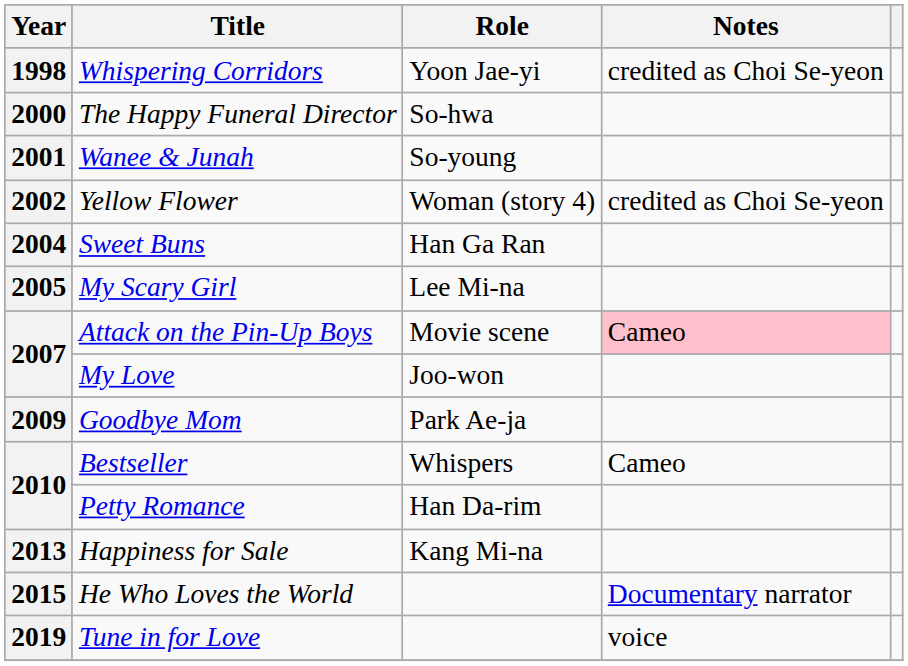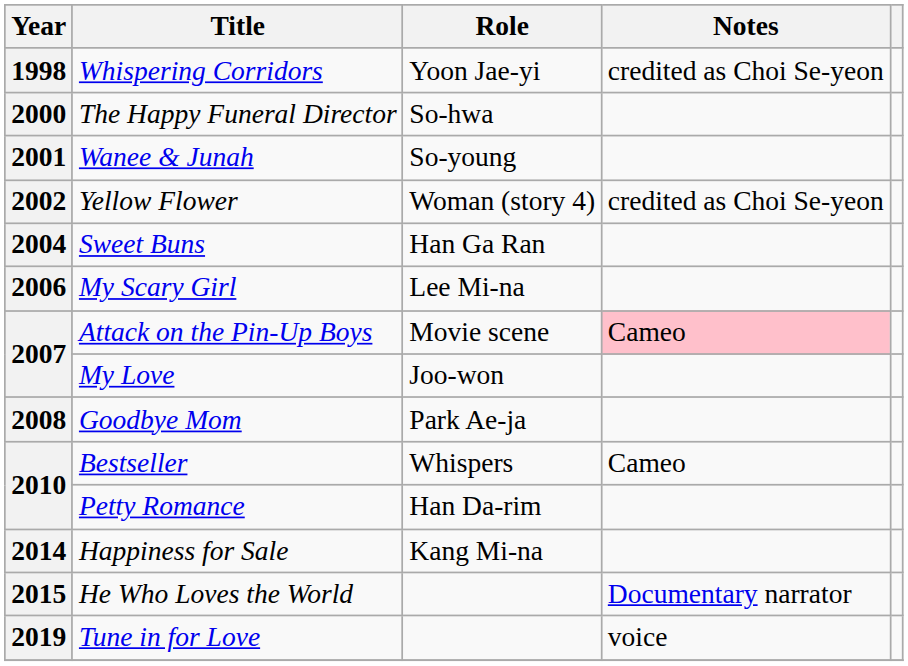(39, 288) 2005 -> (39, 288) 2006
(39, 419) 2009 -> (39, 419) 2008
(39, 550) 2013 -> (39, 550) 2014
